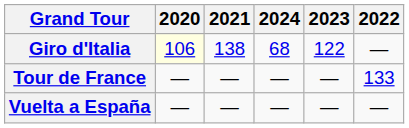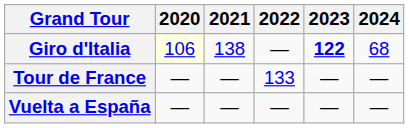columns swapped: (379, 19) <-> (279, 19)
(329, 48) normal -> (329, 48) bold
